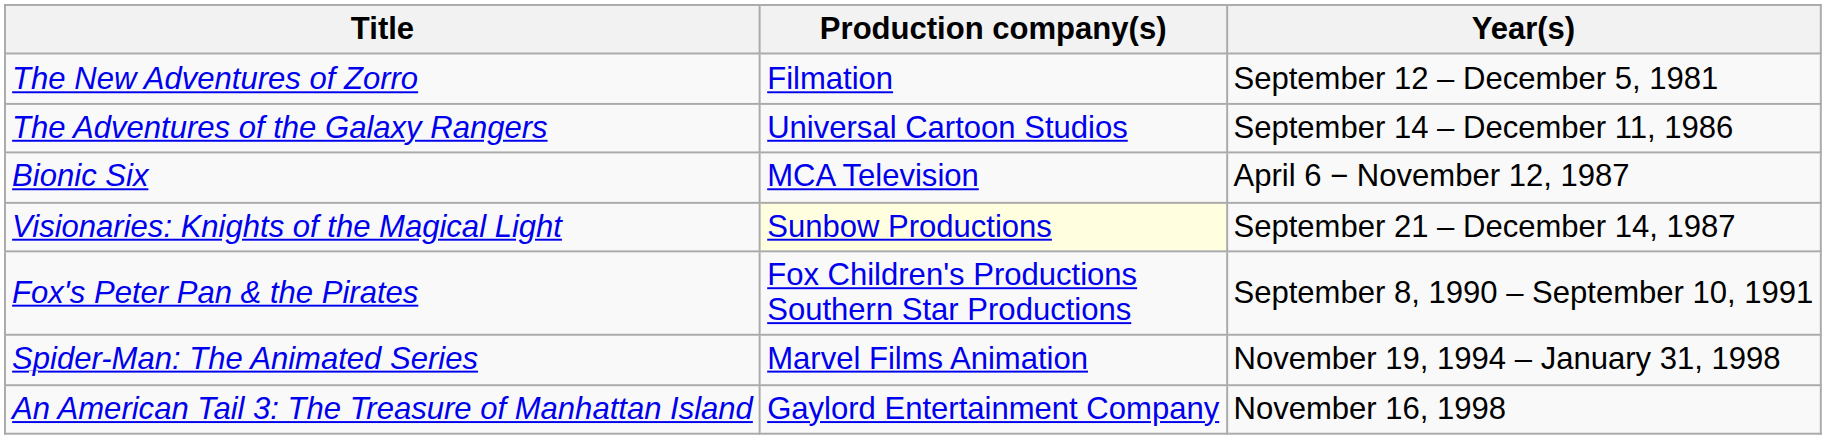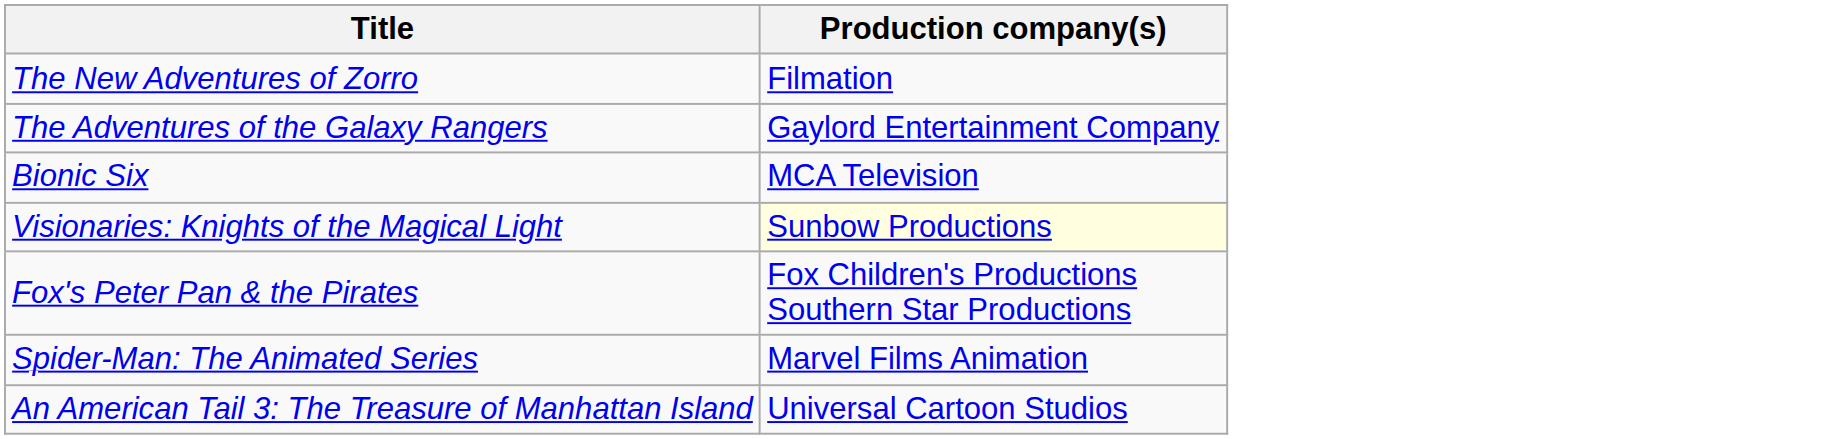- column: (1523, 29)
(947, 127) Universal Cartoon Studios -> (993, 127) Gaylord Entertainment Company
(993, 408) Gaylord Entertainment Company -> (947, 408) Universal Cartoon Studios
